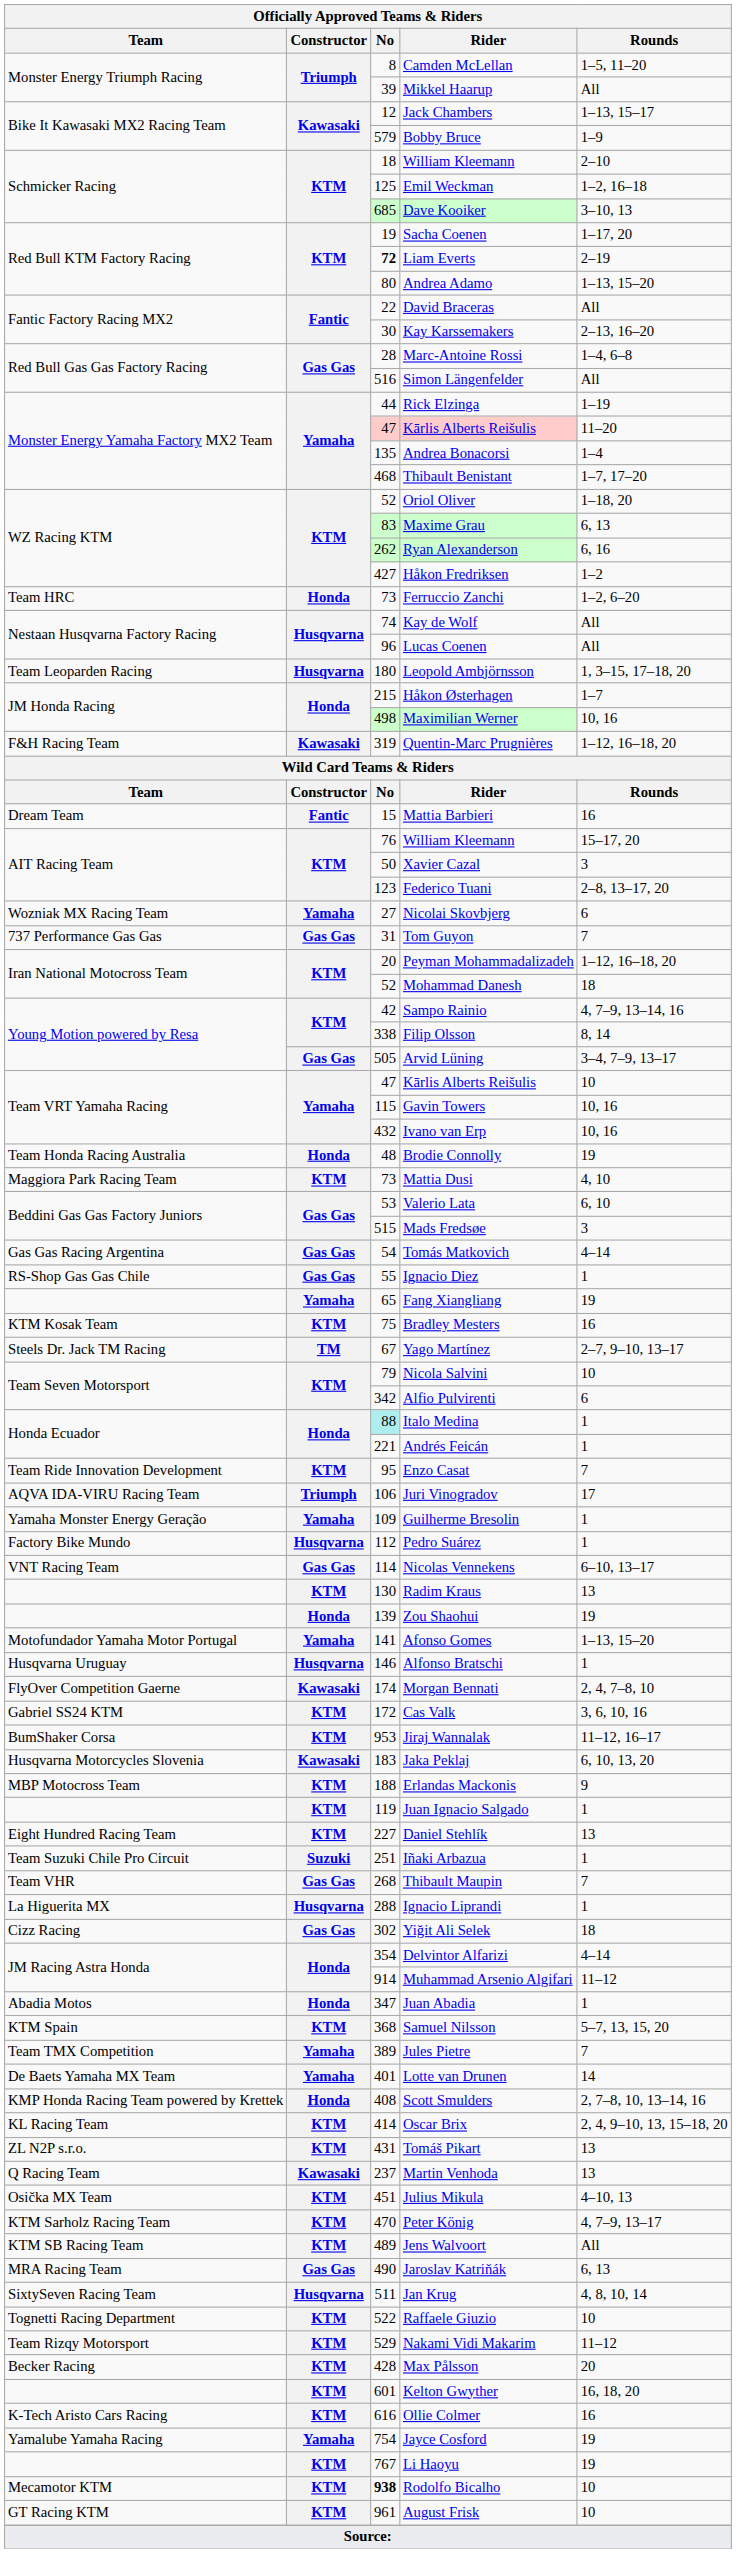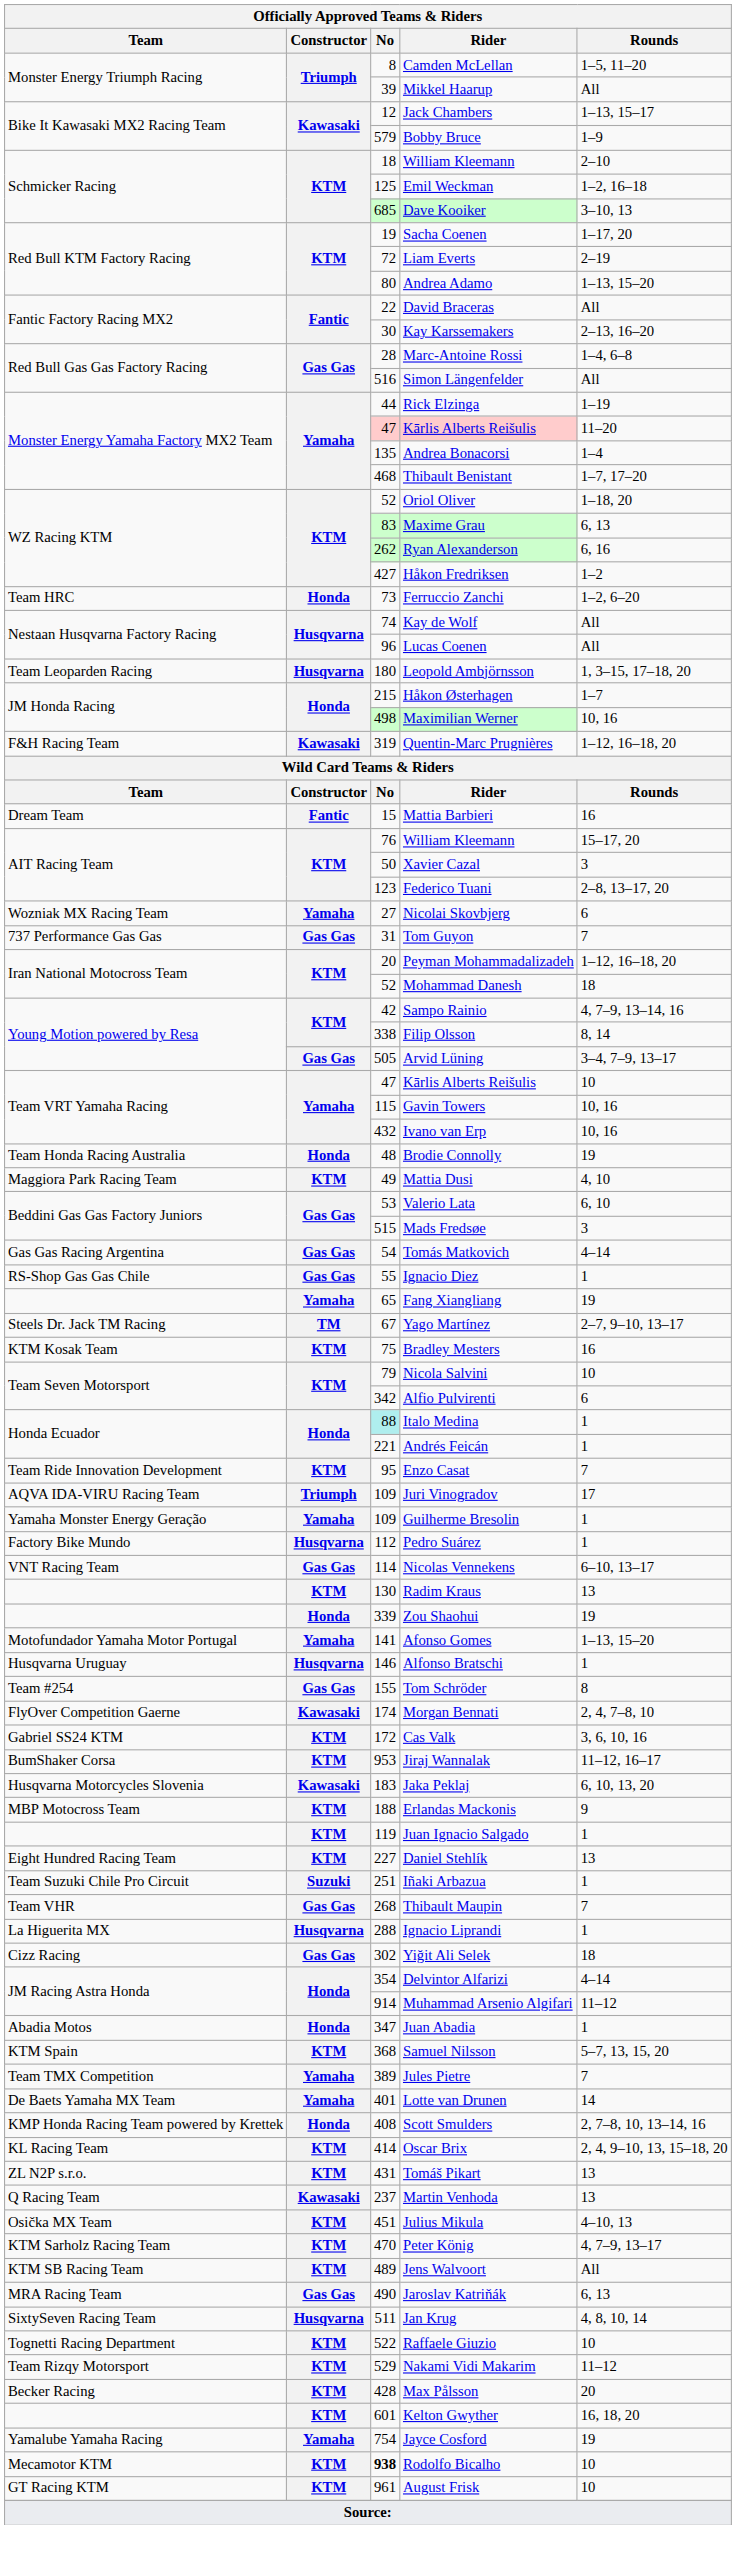(389, 258) bold -> (389, 258) normal
(389, 1179) 73 -> (389, 1179) 49
rows swapped: (87, 1348) <-> (63, 1324)
(385, 1494) 106 -> (385, 1494) 109
(385, 1615) 139 -> (385, 1615) 339
+ row: (41, 1688)
- row: (88, 2415)
- row: (146, 2464)
